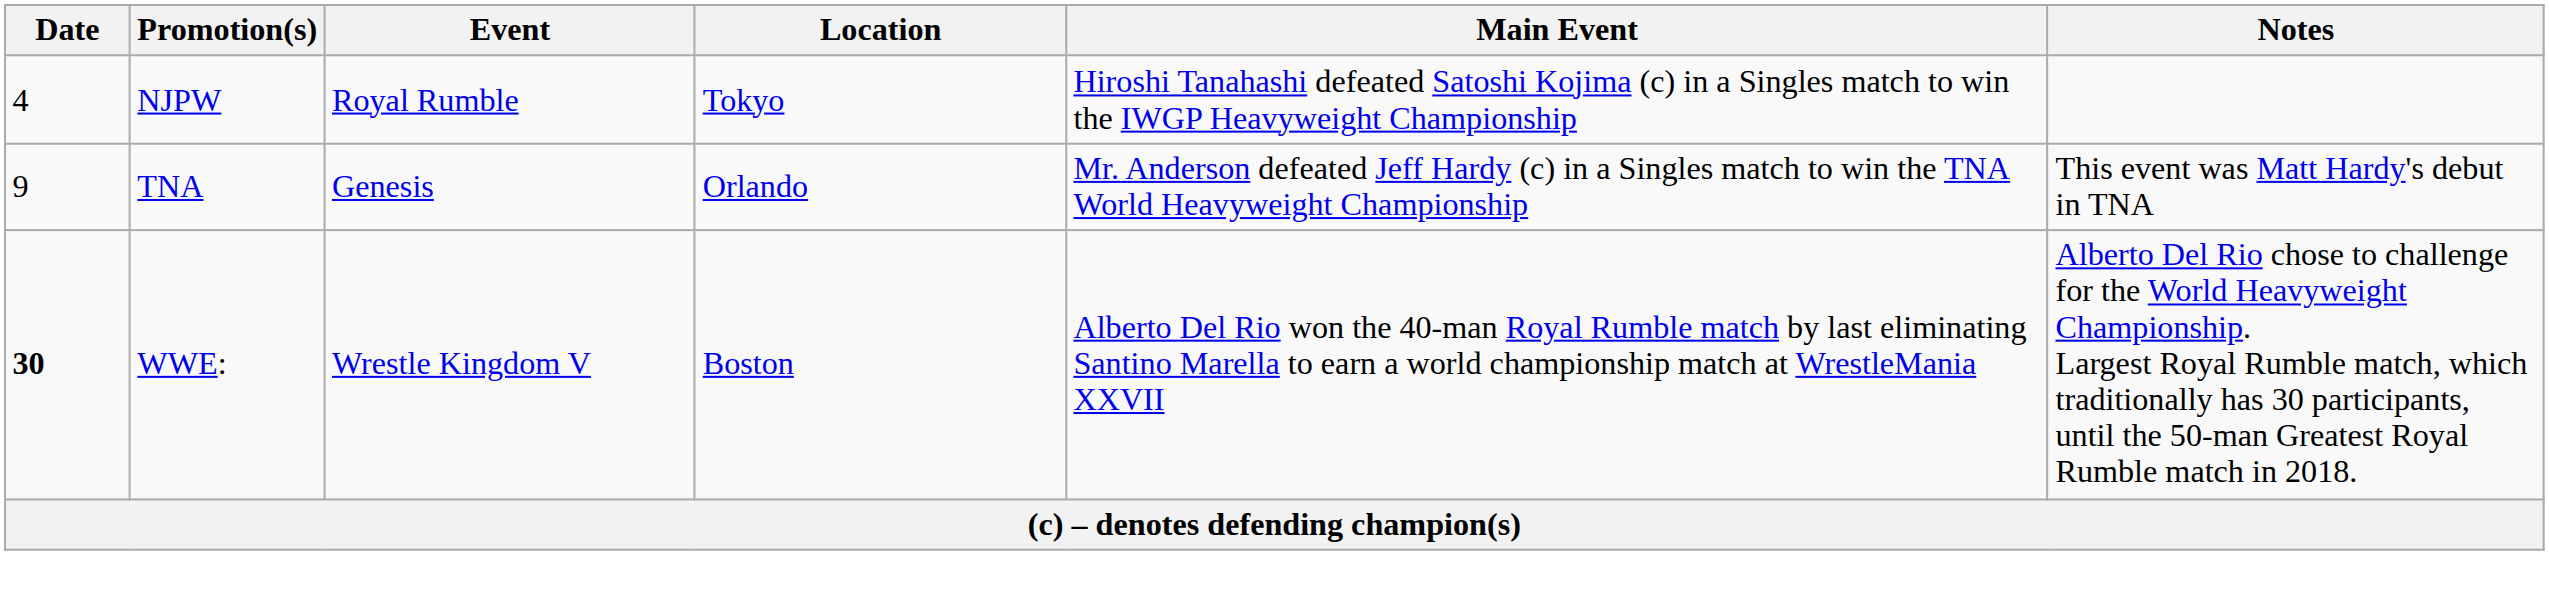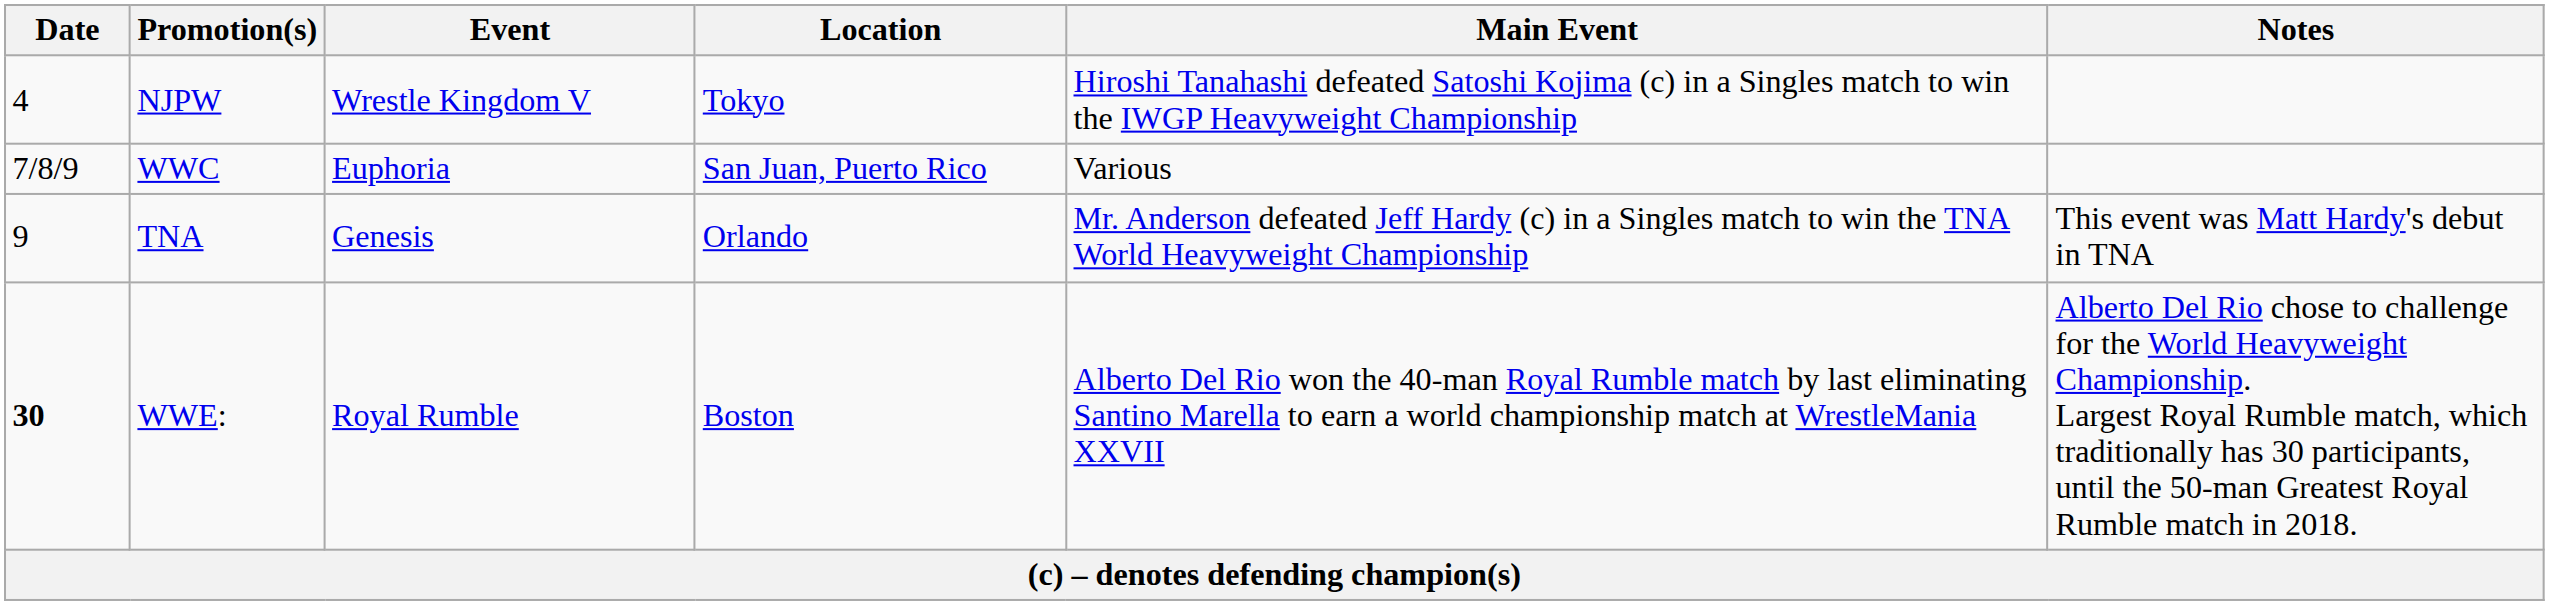(425, 99) Royal Rumble -> (462, 99) Wrestle Kingdom V
+ row: (178, 168)
(461, 363) Wrestle Kingdom V -> (425, 414) Royal Rumble
